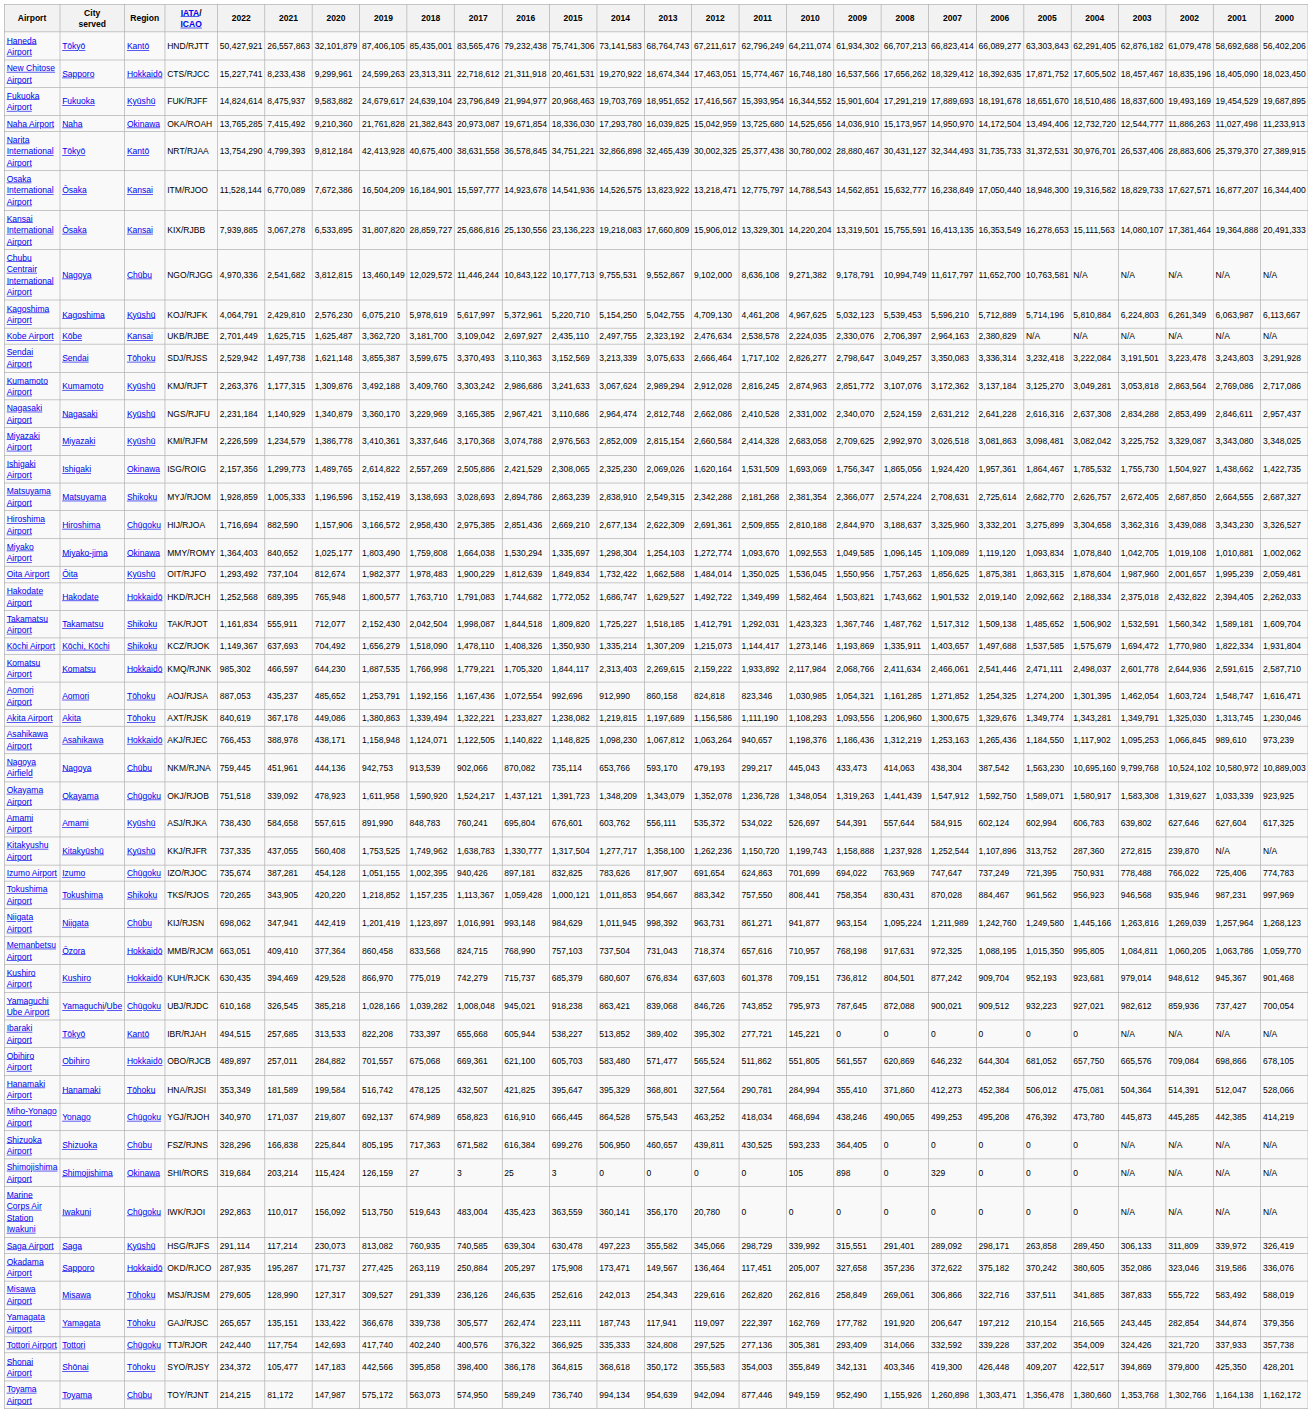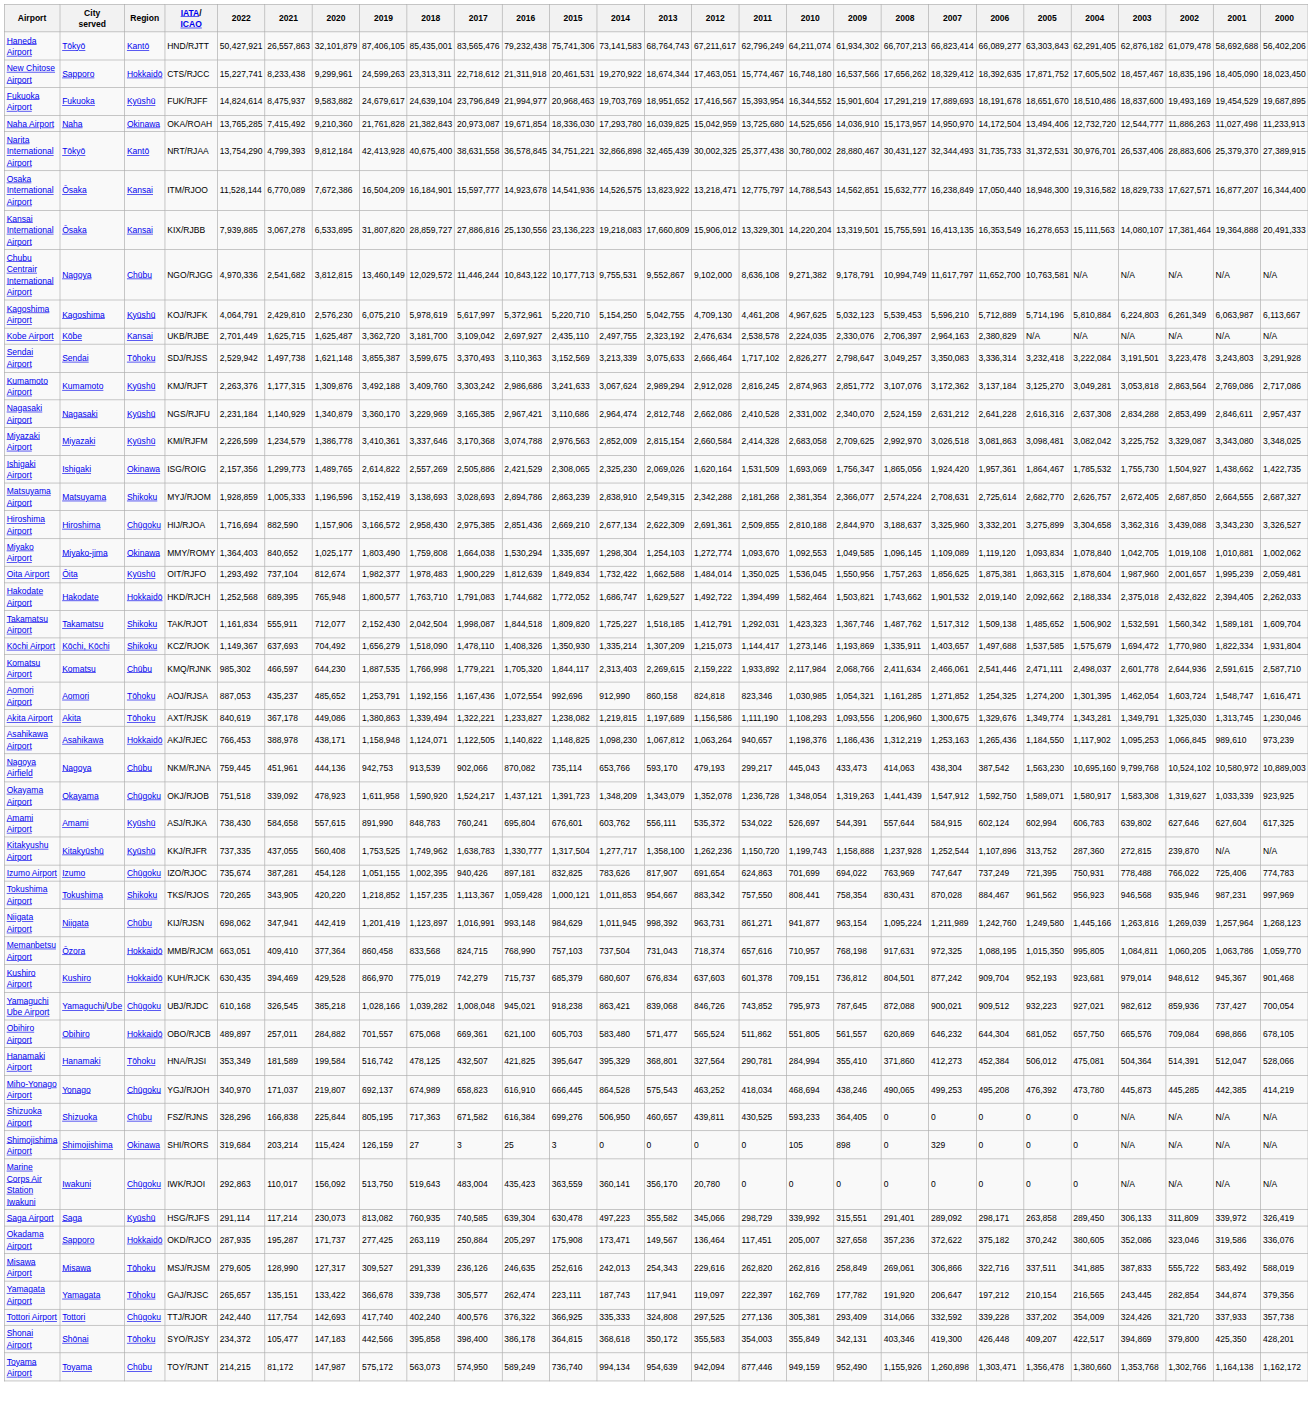(478, 230) 25,686,816 -> (478, 230) 27,886,816
(760, 597) 1,349,499 -> (760, 597) 1,394,499
(145, 669) Hokkaidō -> (139, 669) Chūbu
- row: (19, 1033)
